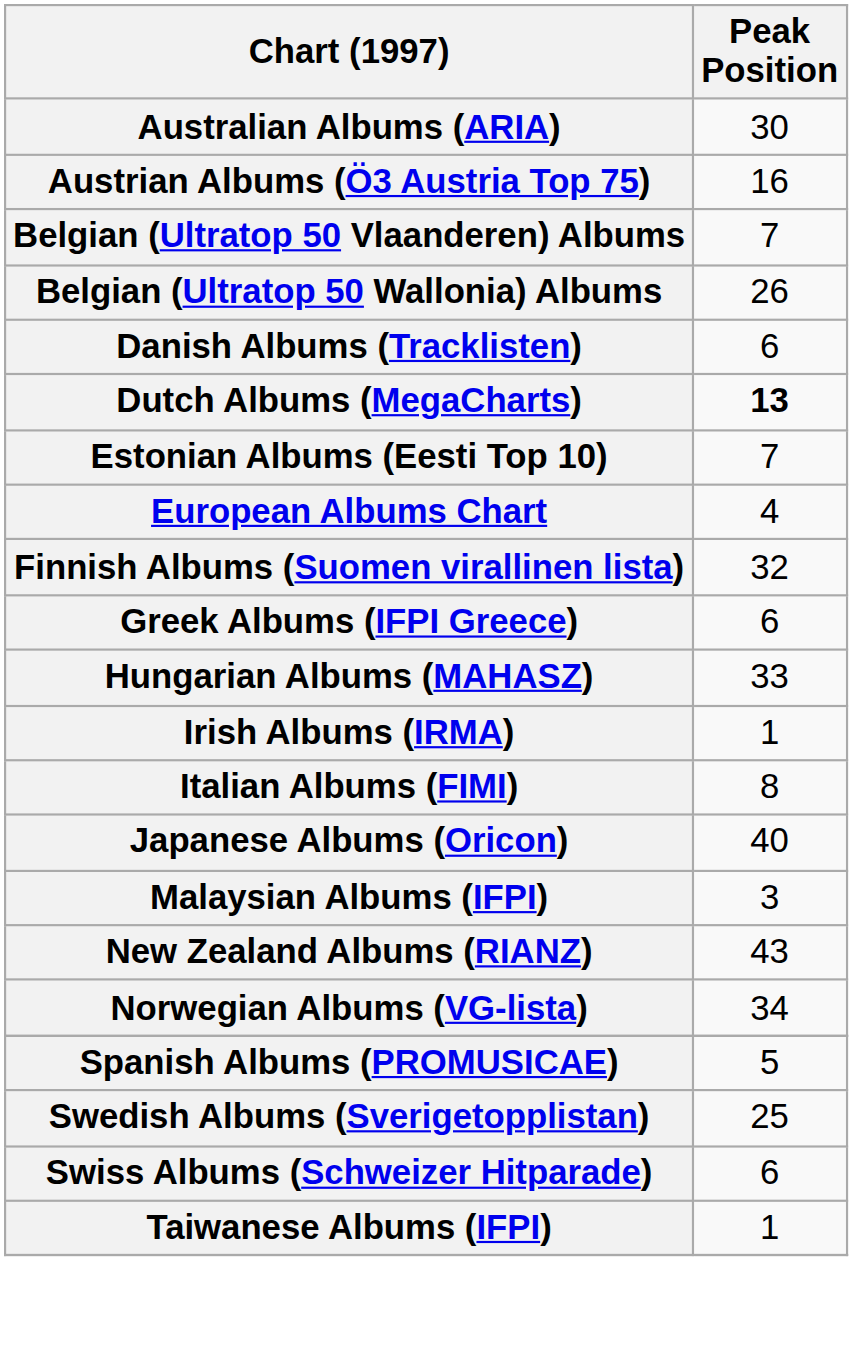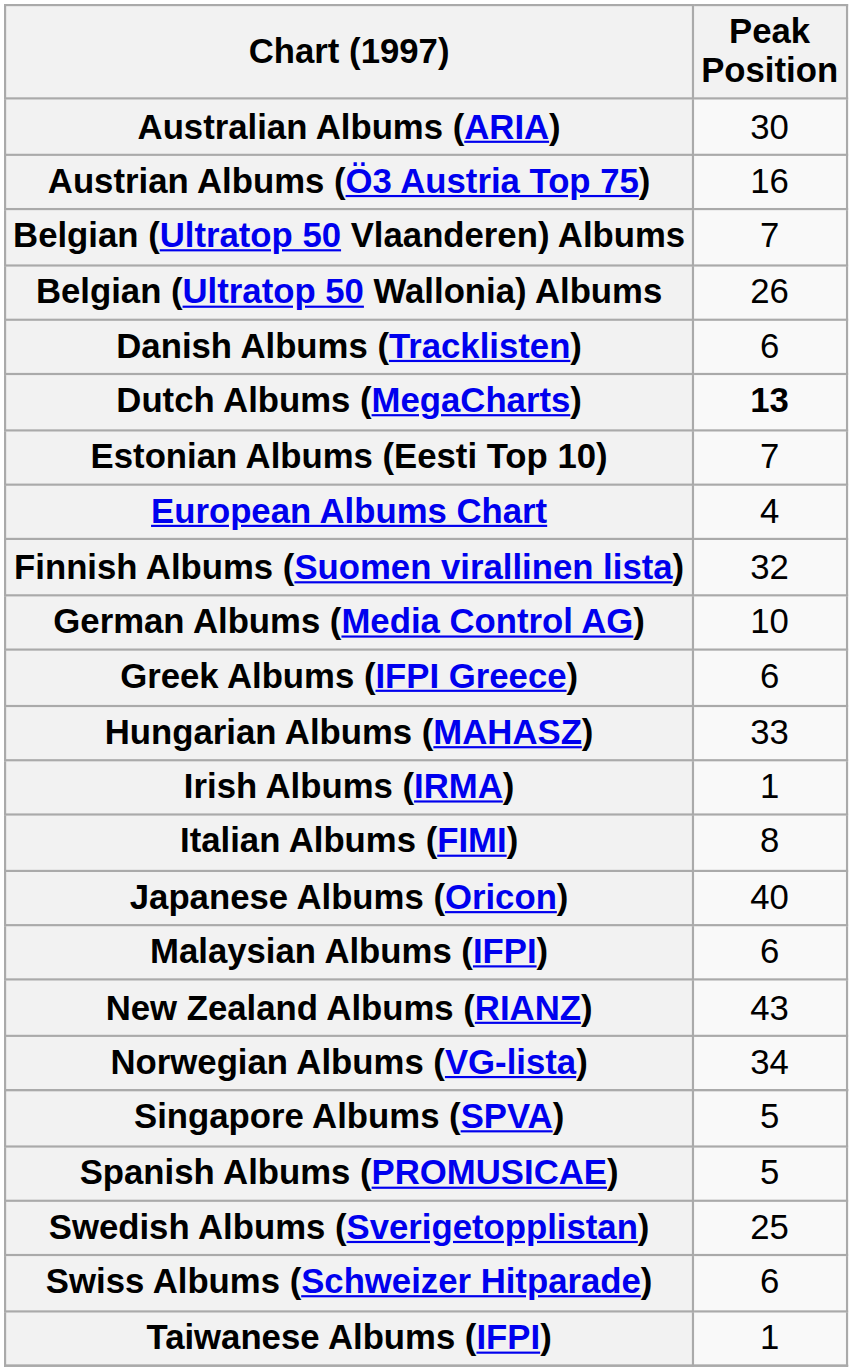+ row: (349, 621)
(770, 897) 3 -> (770, 952) 6
+ row: (349, 1117)
